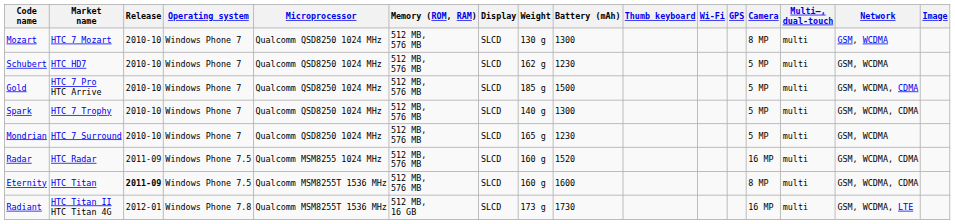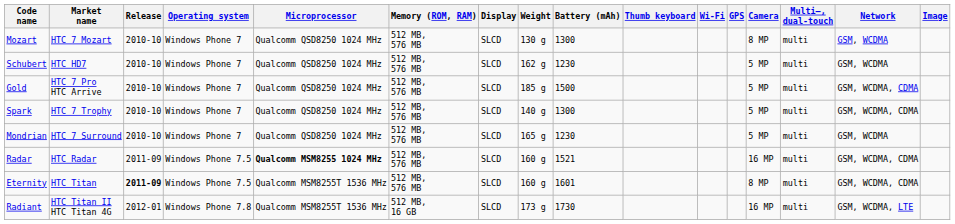(319, 160) normal -> (319, 160) bold
(565, 160) 1520 -> (565, 160) 1521
(565, 183) 1600 -> (565, 183) 1601
